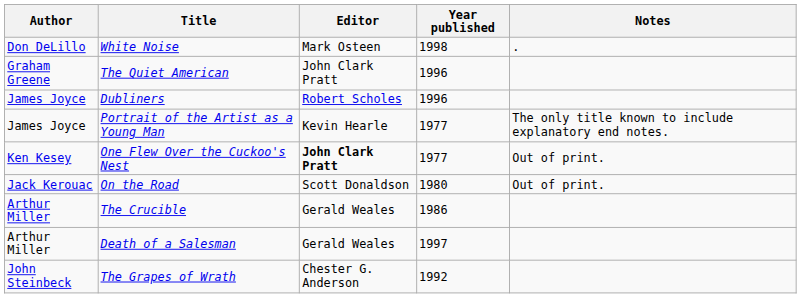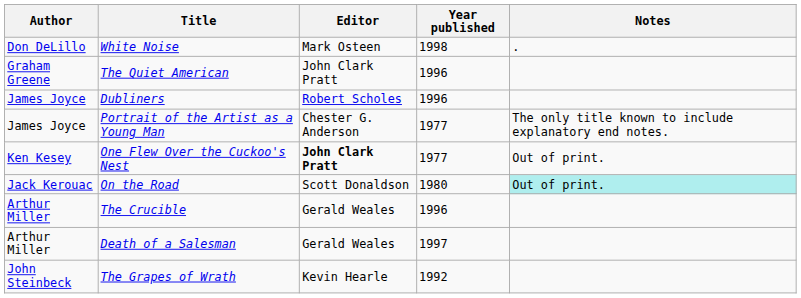(345, 125) Kevin Hearle -> (338, 125) Chester G. Anderson
(559, 184) no background -> (559, 184) paleturquoise background
(433, 210) 1986 -> (433, 210) 1996
(338, 276) Chester G. Anderson -> (345, 276) Kevin Hearle
